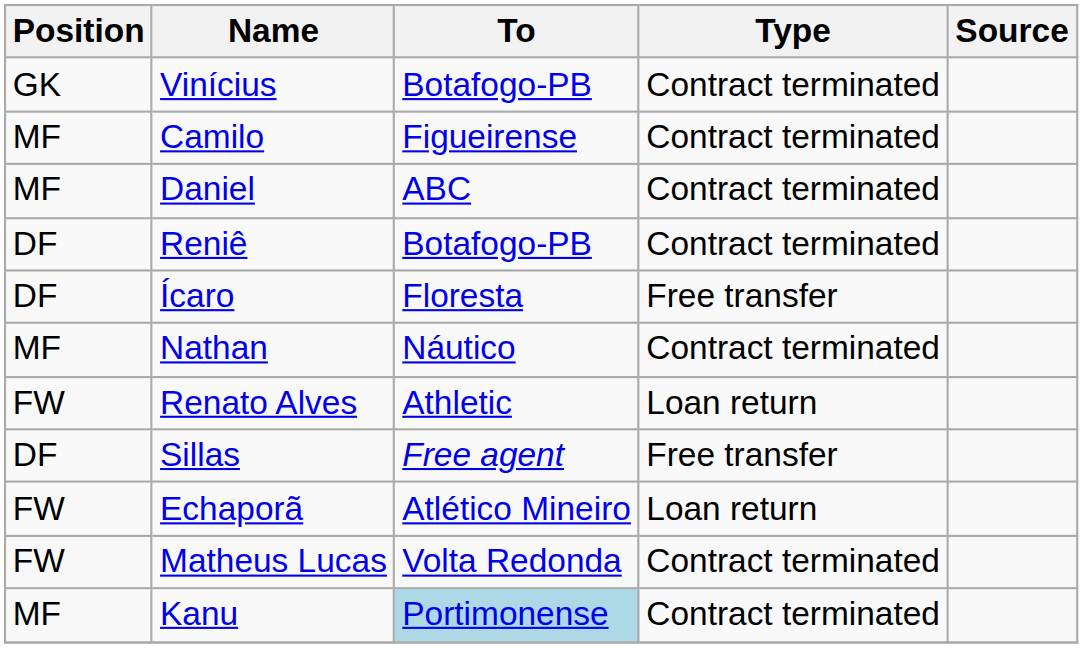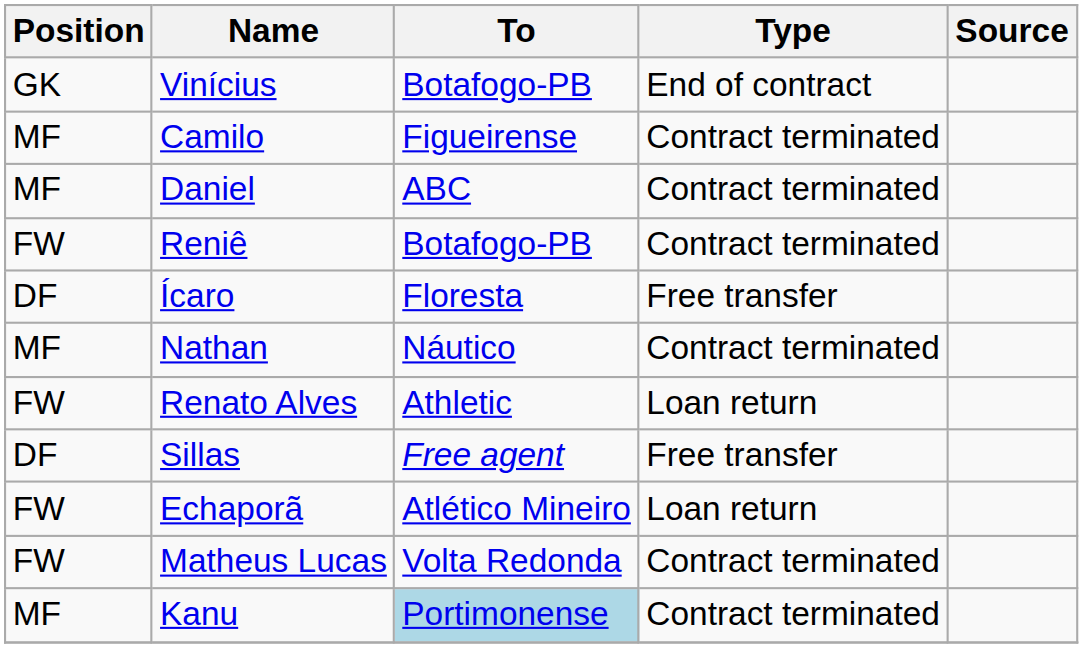(793, 84) Contract terminated -> (759, 84) End of contract
(35, 243) DF -> (39, 243) FW
